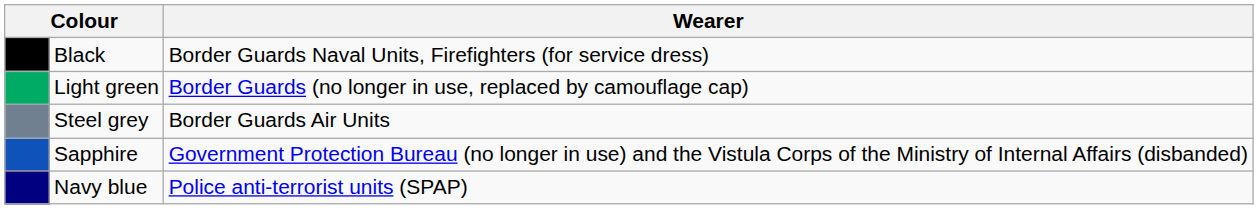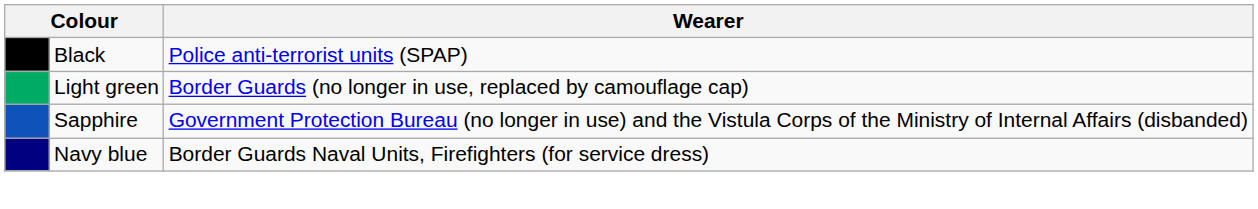(439, 54) Border Guards Naval Units, Firefighters (for service dress) -> (318, 54) Police anti-terrorist units (SPAP)
- row: (101, 120)
(318, 187) Police anti-terrorist units (SPAP) -> (439, 154) Border Guards Naval Units, Firefighters (for service dress)
